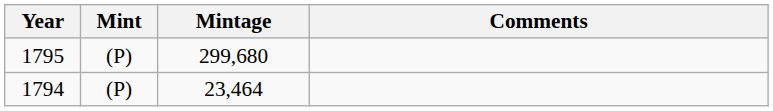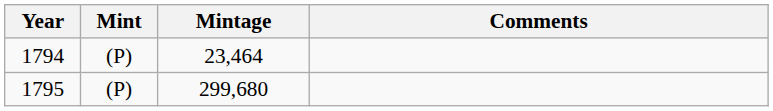rows swapped: (43, 88) <-> (43, 55)
